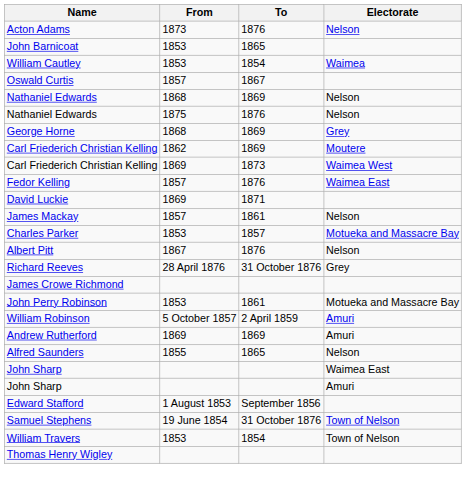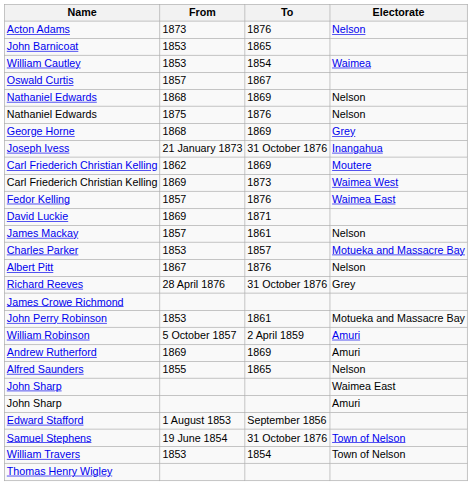+ row: (38, 149)
